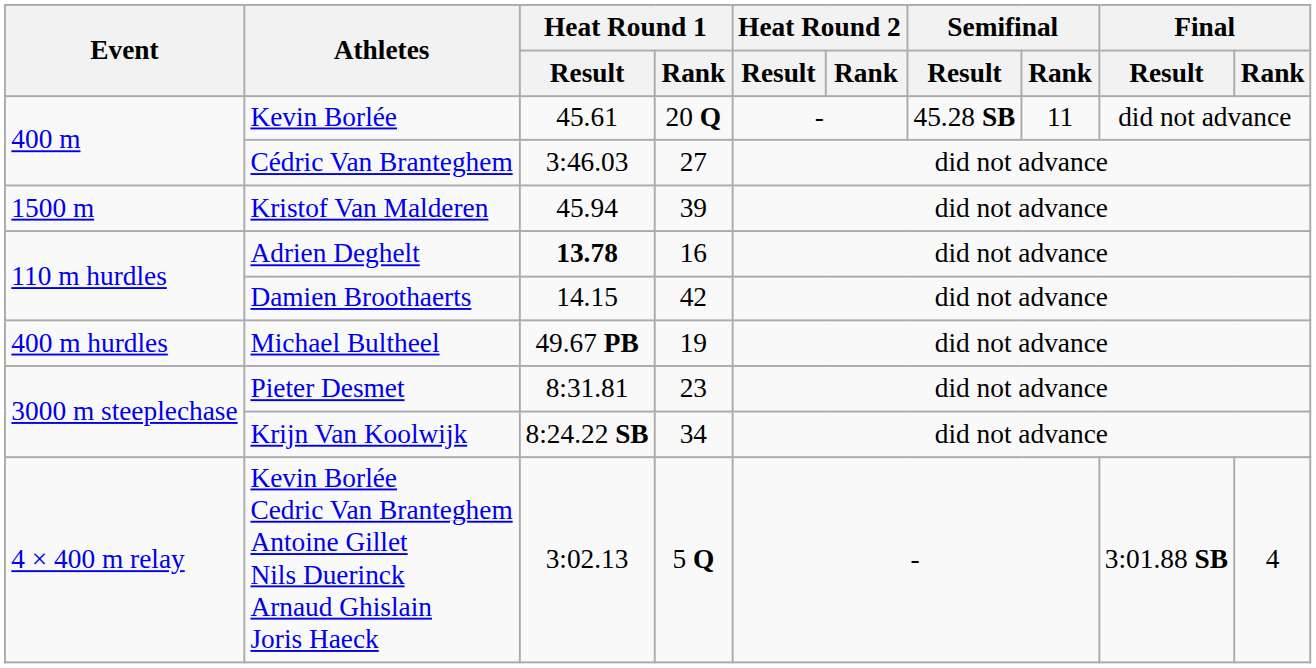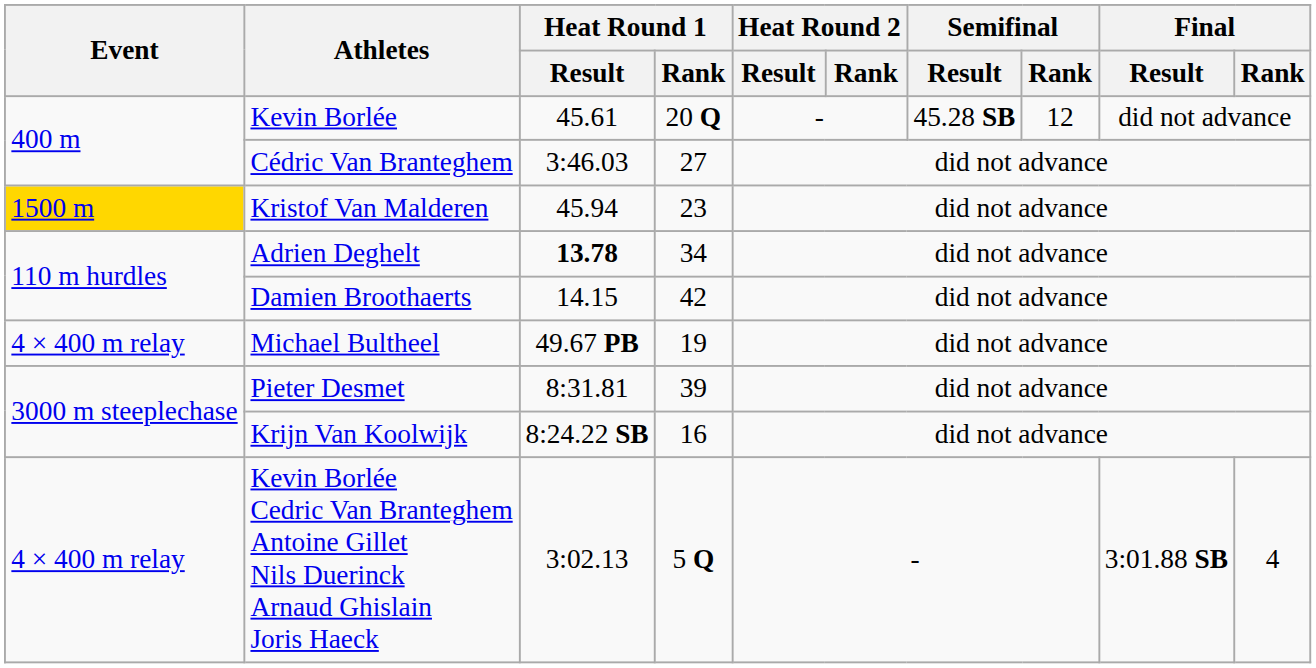(1060, 117) 11 -> (1060, 117) 12
(53, 207) no background -> (53, 207) gold background
(693, 207) 39 -> (693, 207) 23
(693, 253) 16 -> (693, 253) 34
(90, 343) 400 m hurdles -> (98, 343) 4 × 400 m relay
(693, 388) 23 -> (693, 388) 39
(693, 433) 34 -> (693, 433) 16
